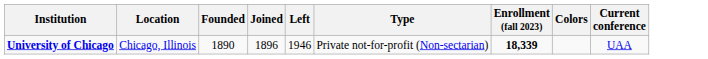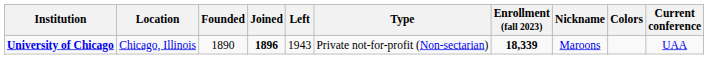+ column: (580, 20)
(266, 44) normal -> (266, 44) bold
(300, 44) 1946 -> (300, 44) 1943
